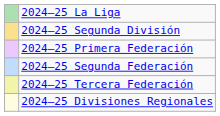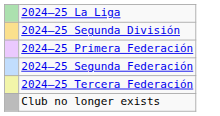- row: (117, 102)
+ row: (91, 102)
